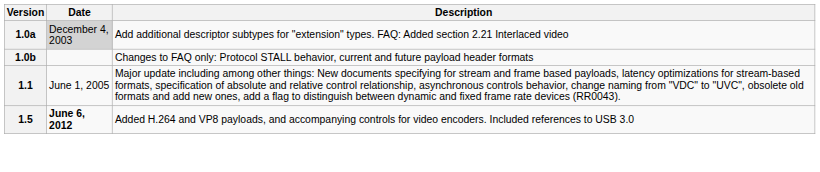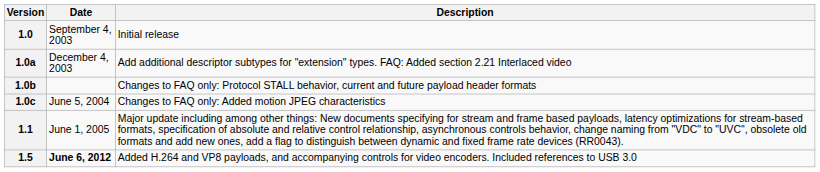+ row: (26, 35)
(79, 35) lightgrey background -> (79, 63) no background
+ row: (26, 102)
